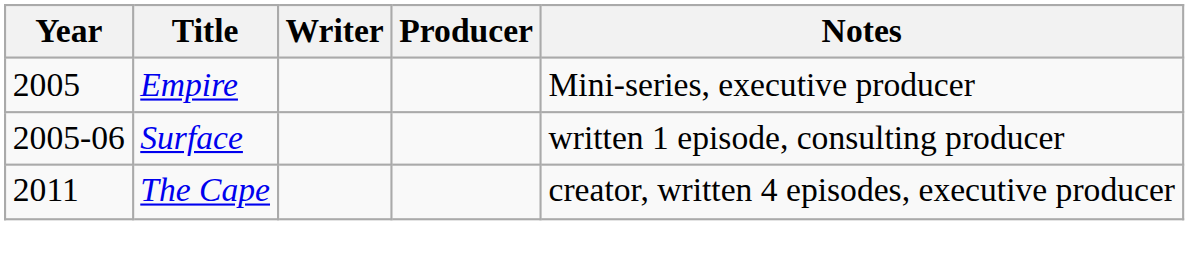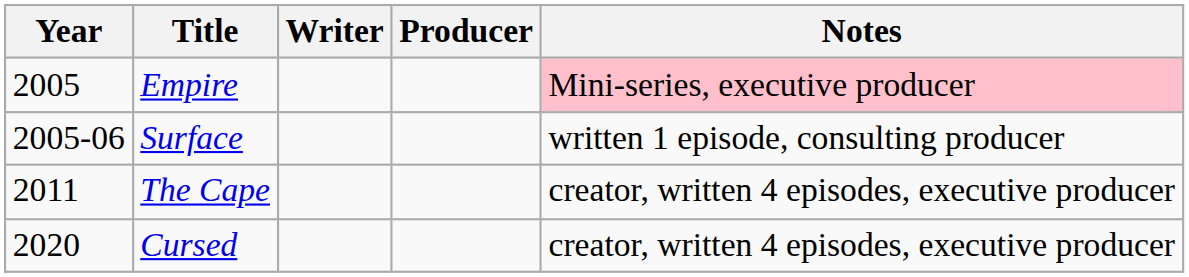(762, 84) no background -> (762, 84) pink background
+ row: (189, 244)
